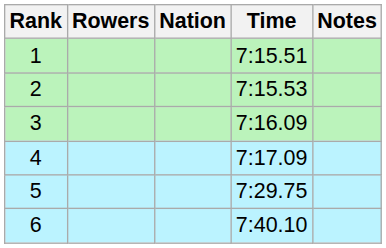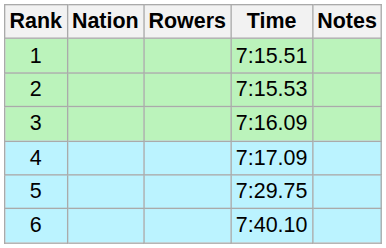columns swapped: (111, 21) <-> (193, 21)
